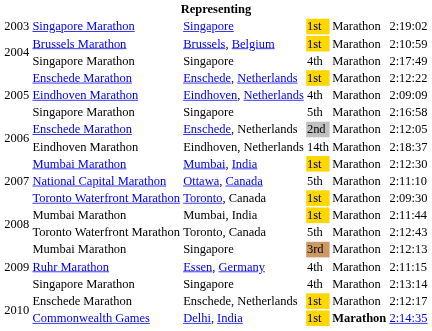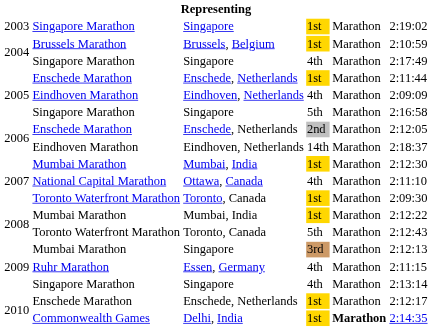(408, 78) 2:12:22 -> (408, 78) 2:11:44
(315, 181) 5th -> (315, 181) 4th
(408, 215) 2:11:44 -> (408, 215) 2:12:22
